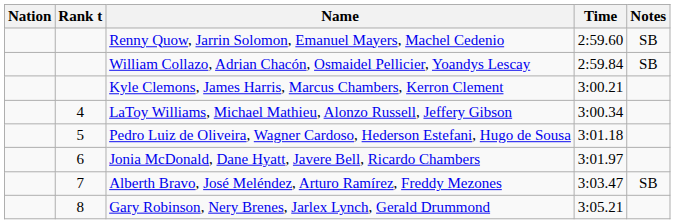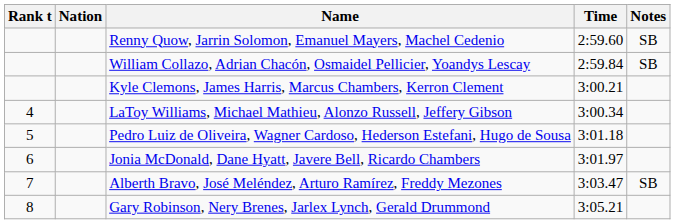columns swapped: (80, 16) <-> (30, 16)
